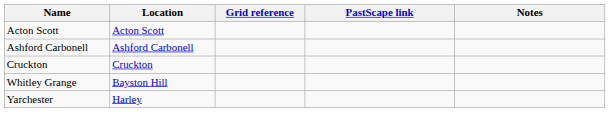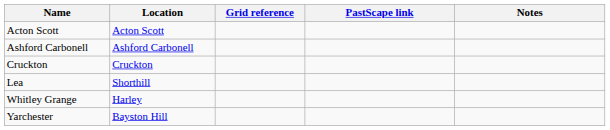+ row: (15, 82)
(140, 82) Bayston Hill -> (127, 99) Harley
(127, 99) Harley -> (140, 116) Bayston Hill
